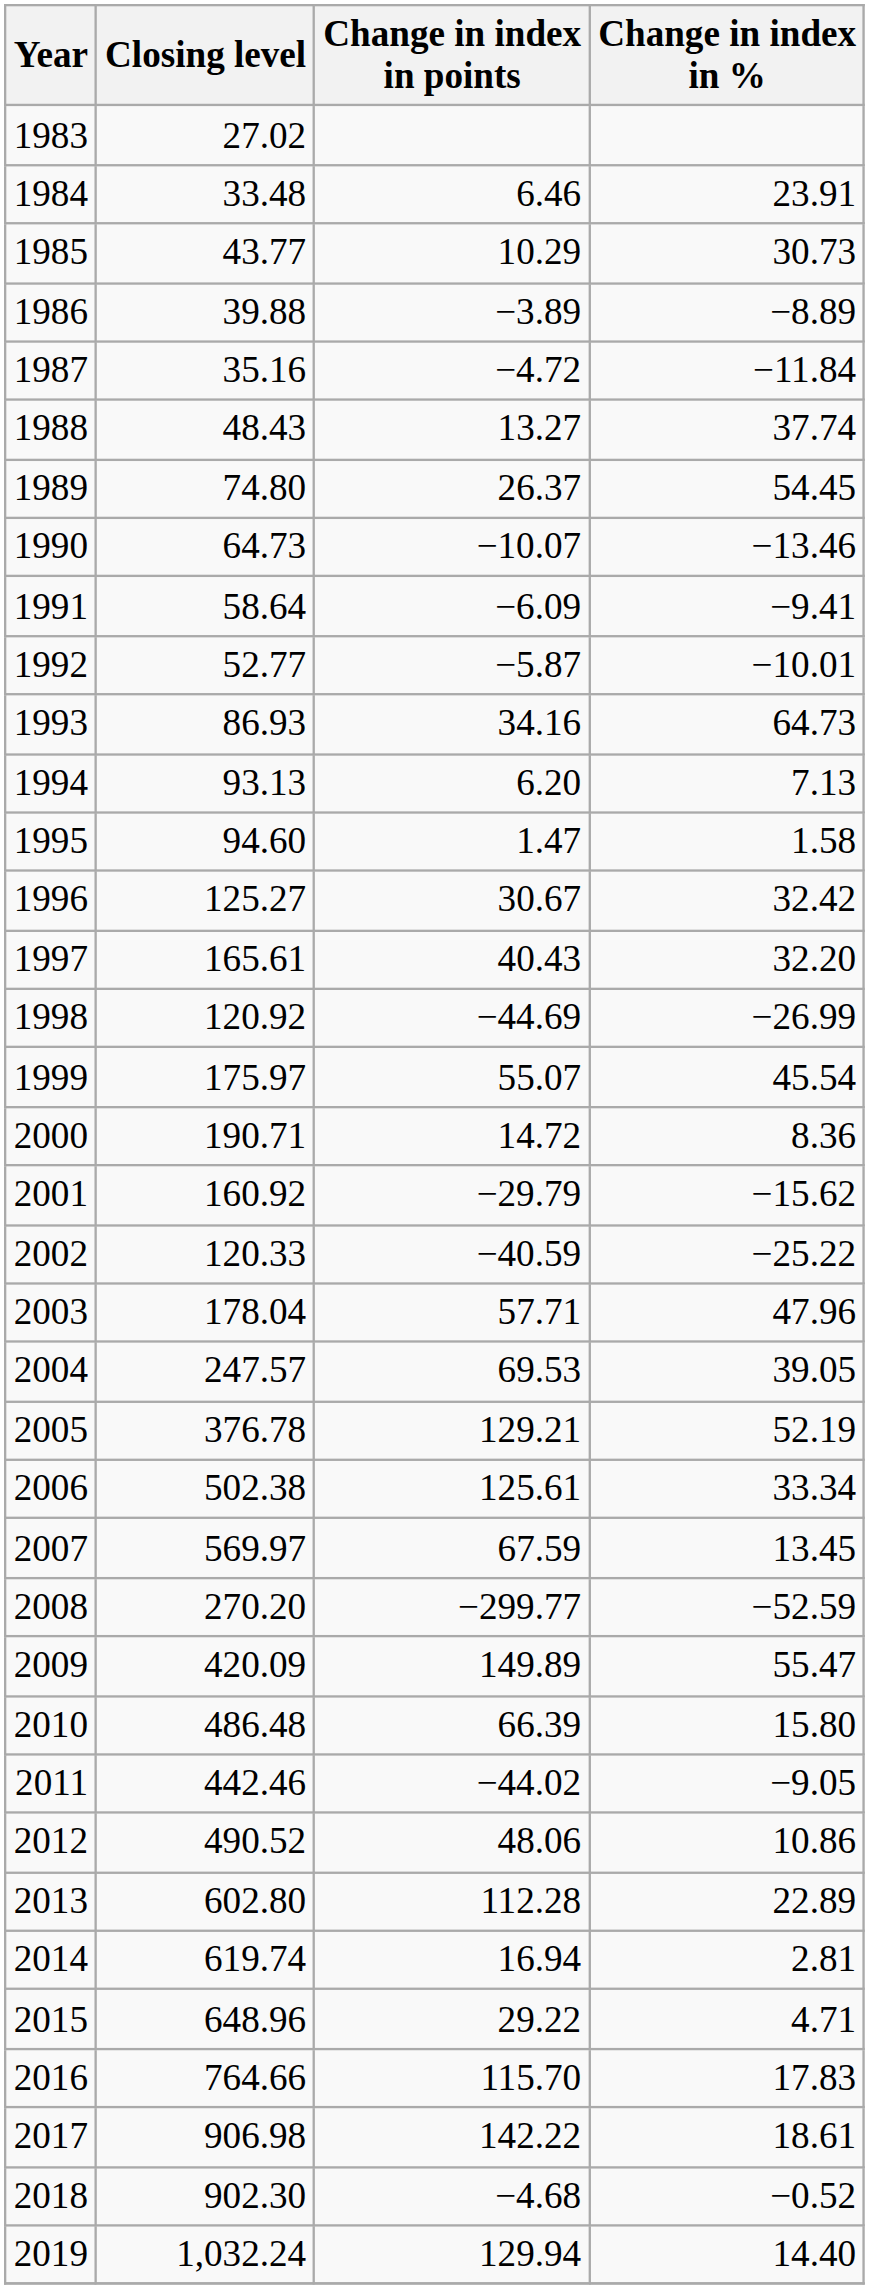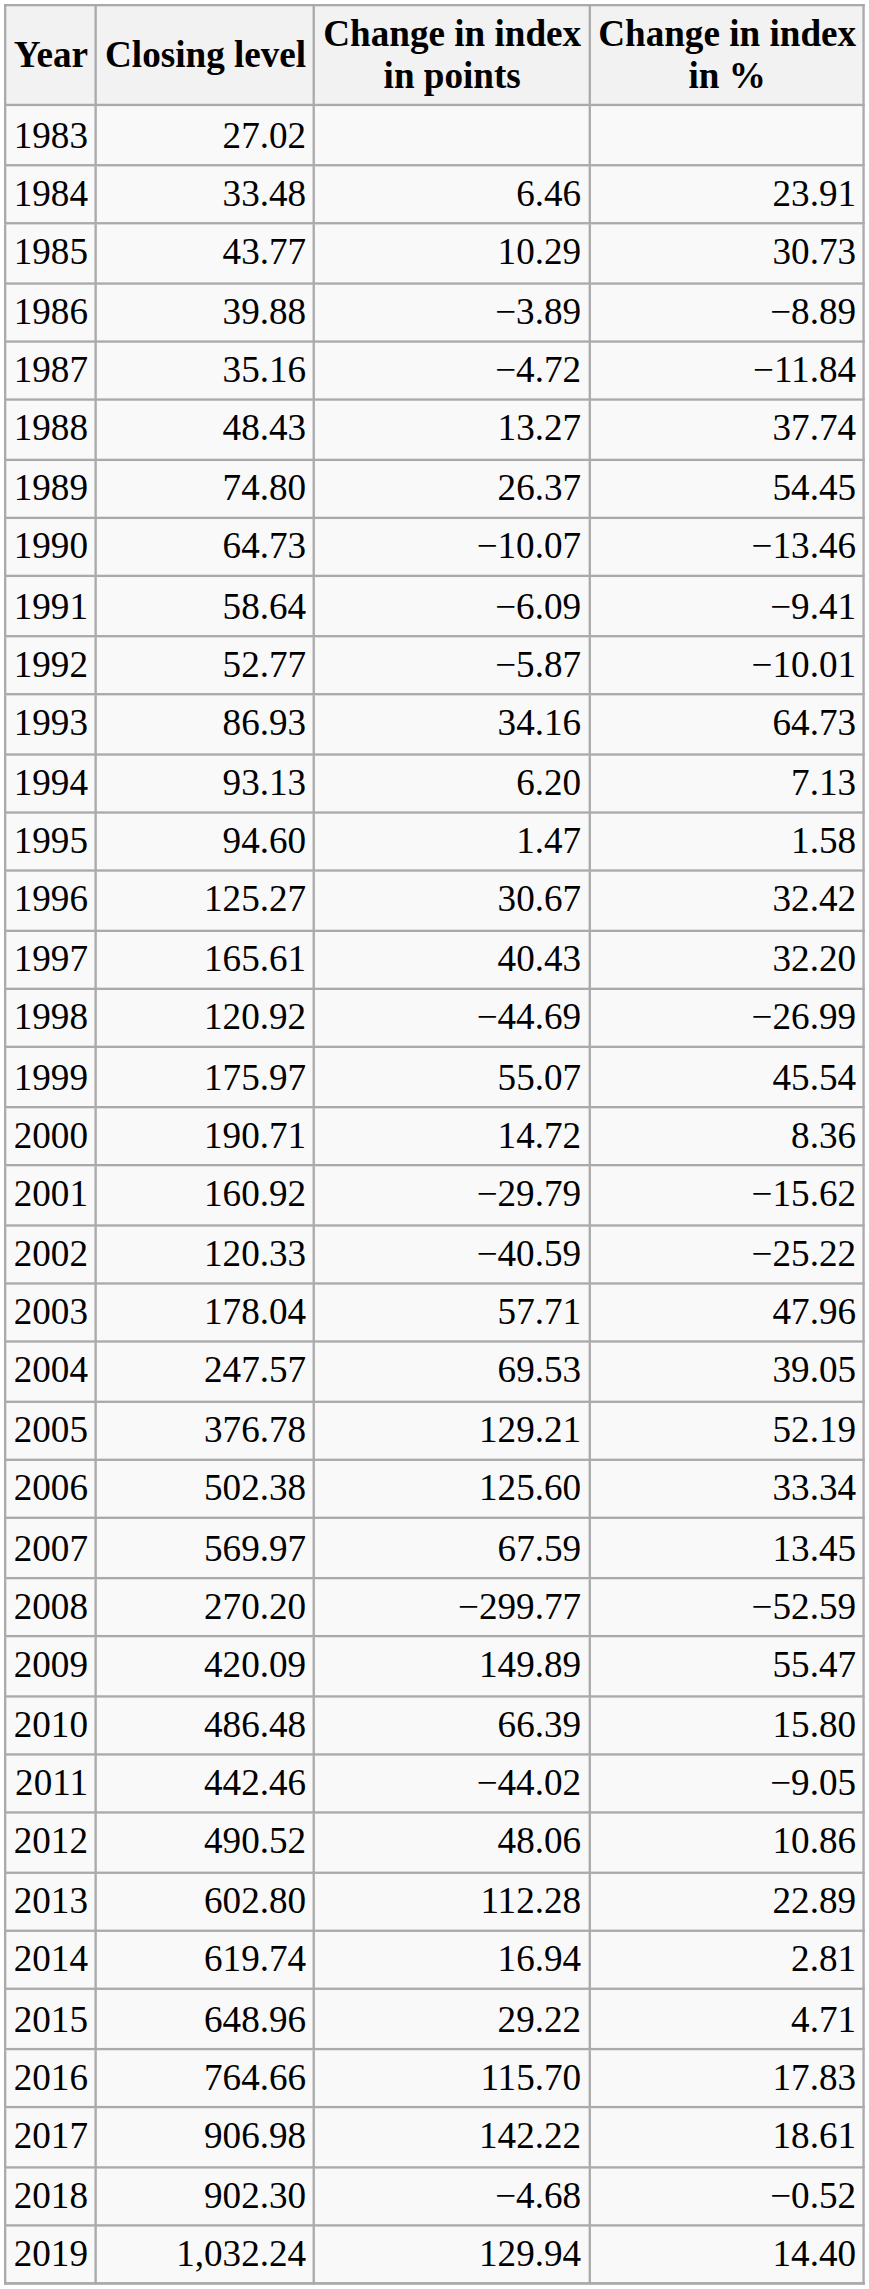(530, 1488) 125.61 -> (530, 1488) 125.60
